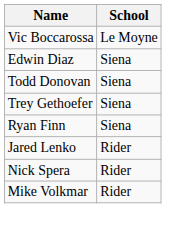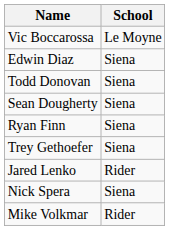+ row: (53, 103)
rows swapped: (37, 125) <-> (50, 103)
(116, 170) Rider -> (120, 192) Siena
